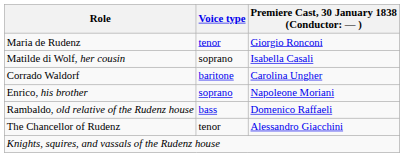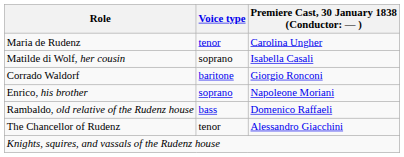(287, 42) Giorgio Ronconi -> (286, 42) Carolina Ungher
(286, 76) Carolina Ungher -> (287, 76) Giorgio Ronconi
